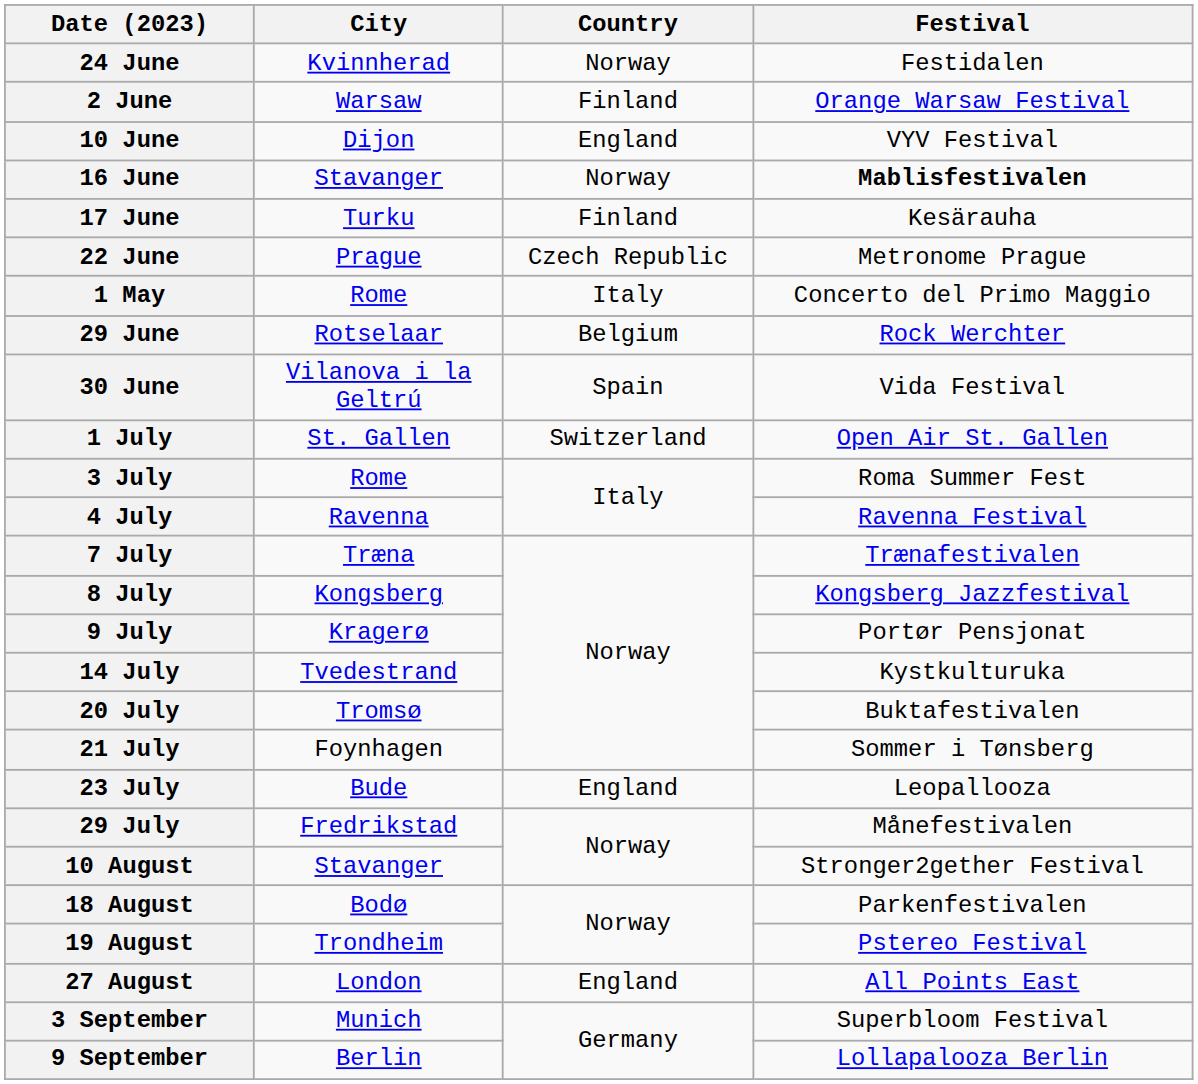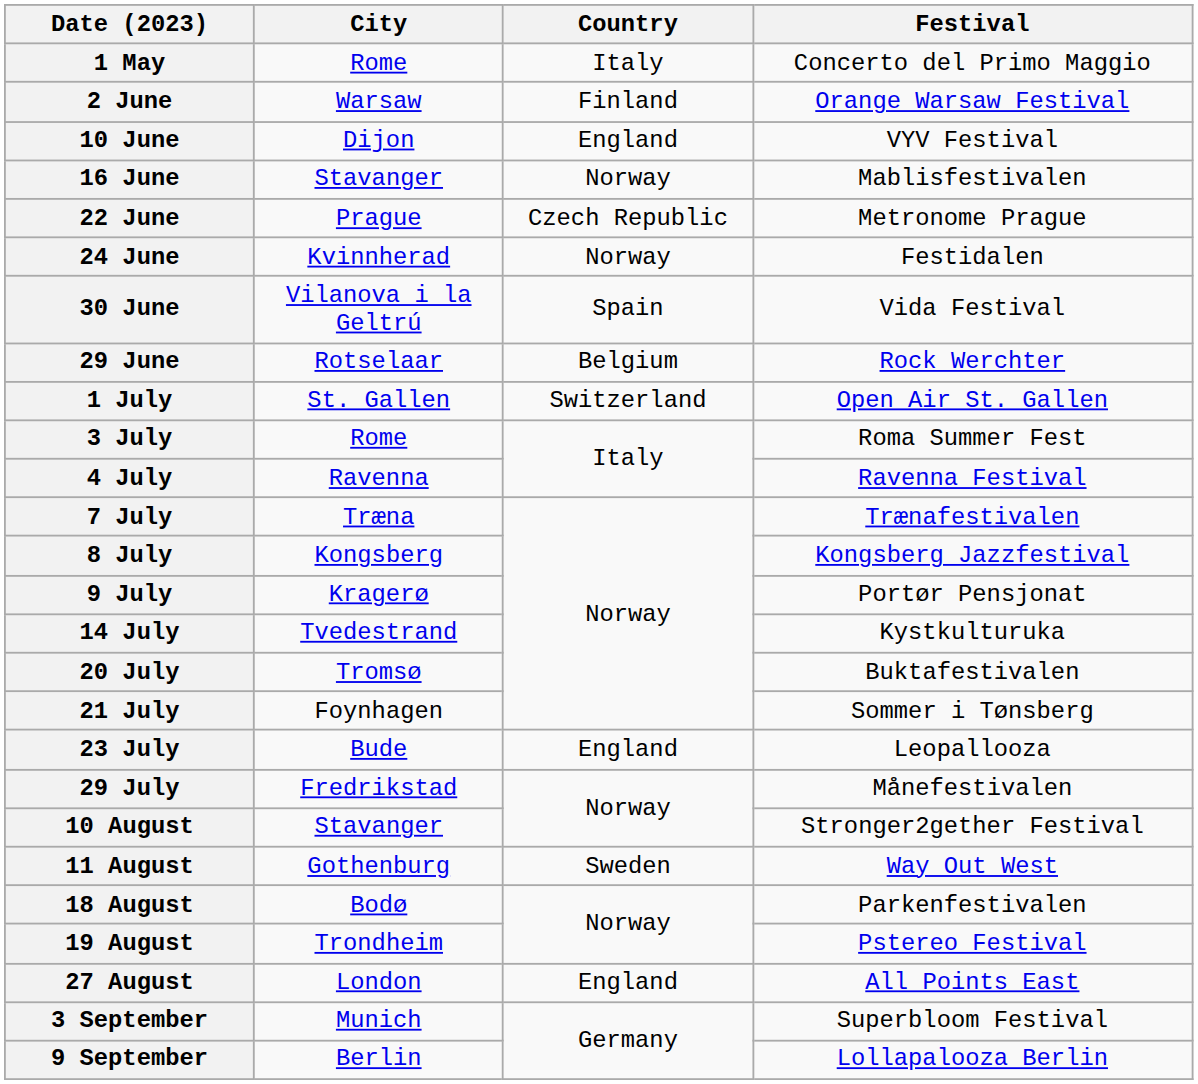rows swapped: (130, 296) <-> (130, 63)
(972, 179) bold -> (972, 179) normal
- row: (130, 218)
rows swapped: (130, 334) <-> (130, 387)
+ row: (130, 866)
